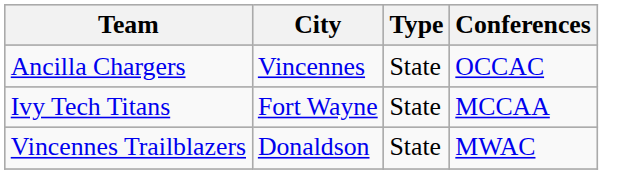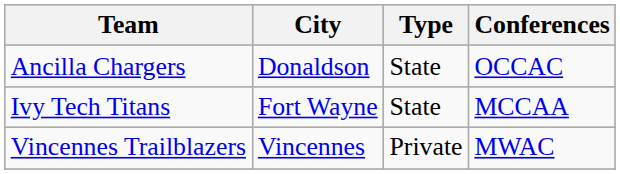(311, 65) Vincennes -> (314, 65) Donaldson
(314, 147) Donaldson -> (311, 147) Vincennes
(415, 147) State -> (426, 147) Private
